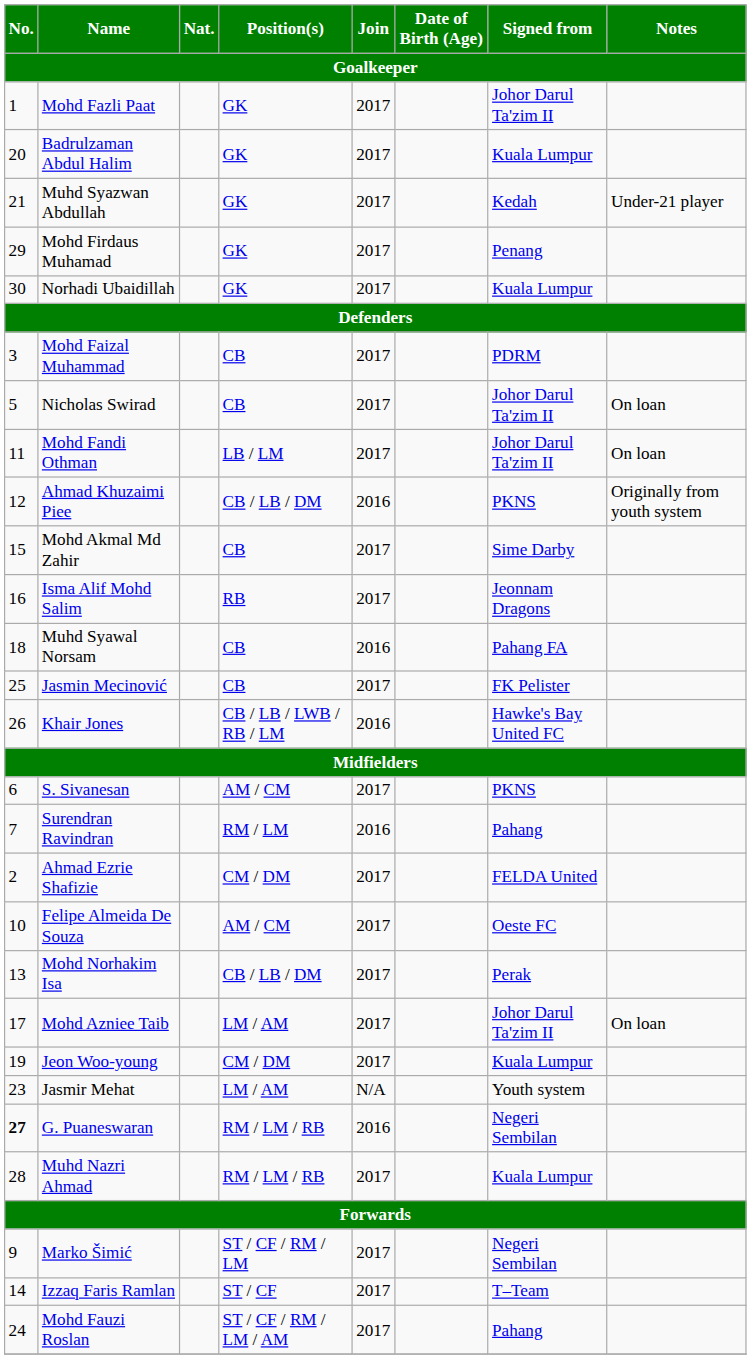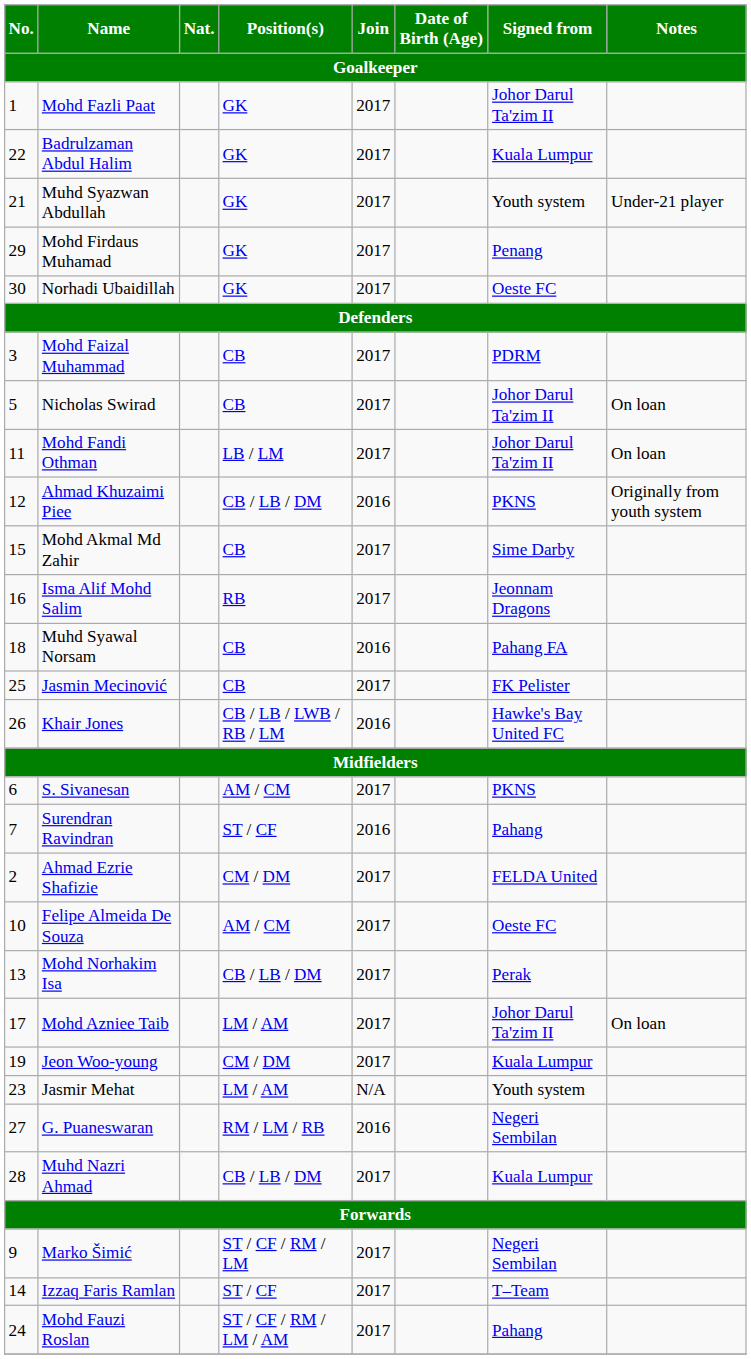(17, 154) 20 -> (17, 154) 22
(514, 202) Kedah -> (539, 202) Youth system
(542, 289) Kuala Lumpur -> (524, 289) Oeste FC
(255, 829) RM / LM -> (250, 829) ST / CF
(17, 1128) bold -> (17, 1128) normal
(274, 1176) RM / LM / RB -> (272, 1176) CB / LB / DM
